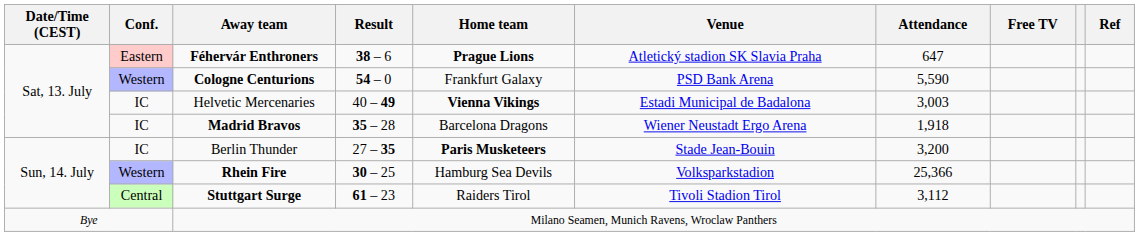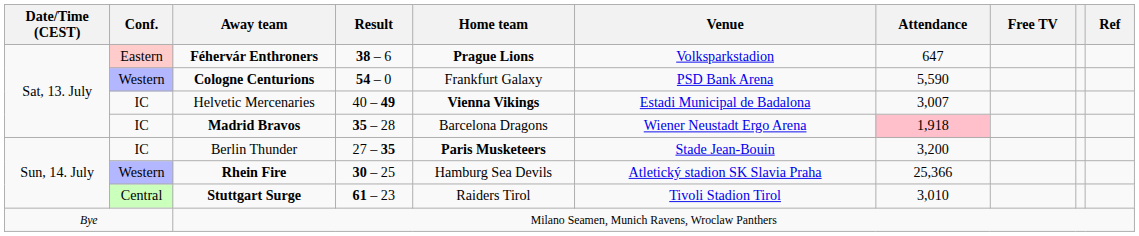(725, 56) Atletický stadion SK Slavia Praha -> (725, 56) Volksparkstadion
(933, 103) 3,003 -> (933, 103) 3,007
(933, 126) no background -> (933, 126) pink background
(725, 172) Volksparkstadion -> (725, 172) Atletický stadion SK Slavia Praha
(933, 196) 3,112 -> (933, 196) 3,010
